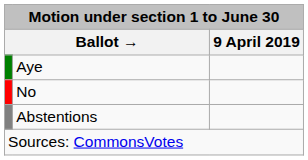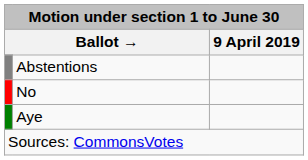rows swapped: (29, 66) <-> (57, 116)
